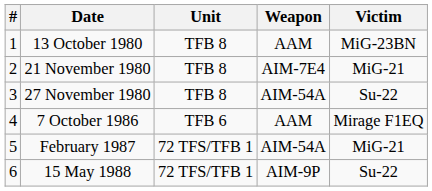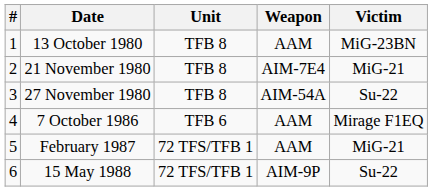(293, 146) AIM-54A -> (293, 146) AAM
